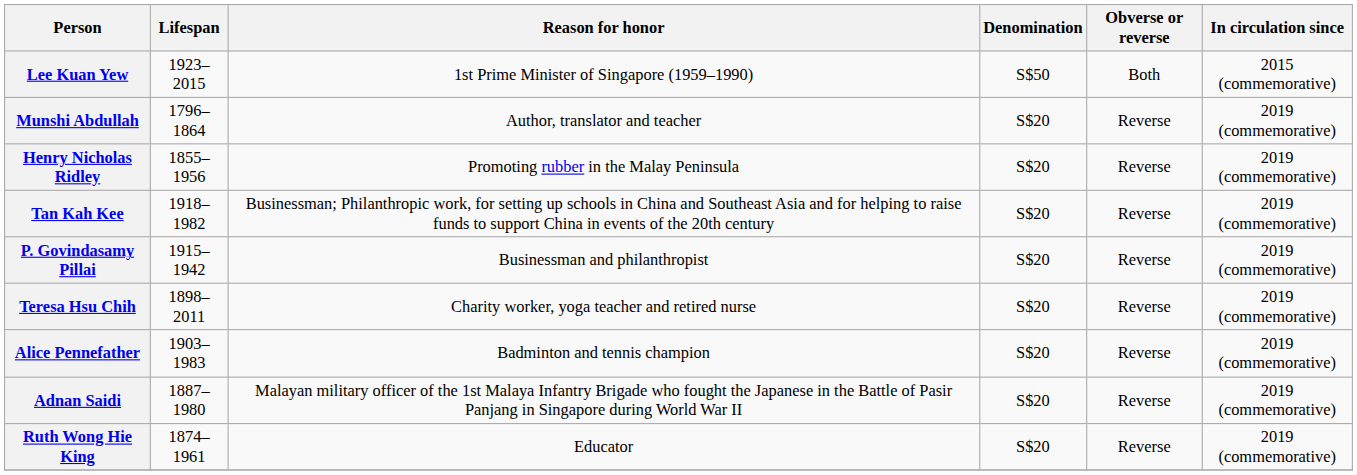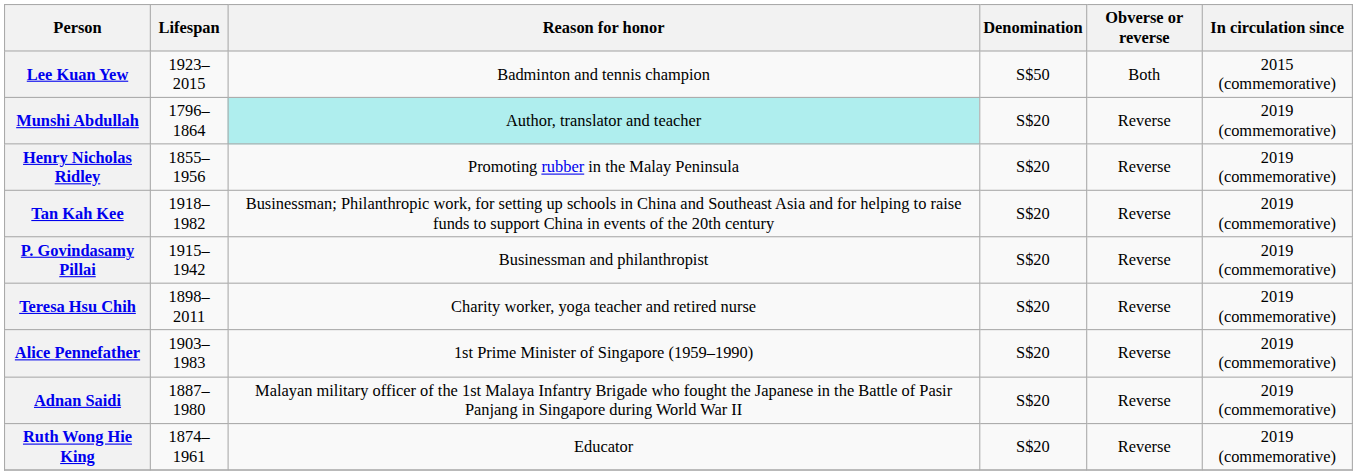(604, 74) 1st Prime Minister of Singapore (1959–1990) -> (604, 74) Badminton and tennis champion
(604, 120) no background -> (604, 120) paleturquoise background
(604, 353) Badminton and tennis champion -> (604, 353) 1st Prime Minister of Singapore (1959–1990)
